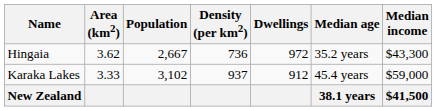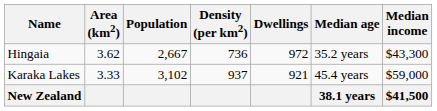(299, 74) 912 -> (299, 74) 921
